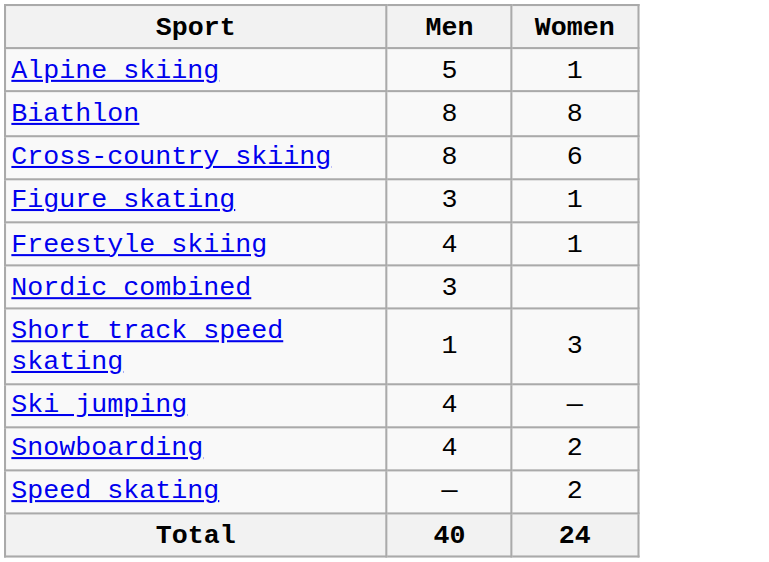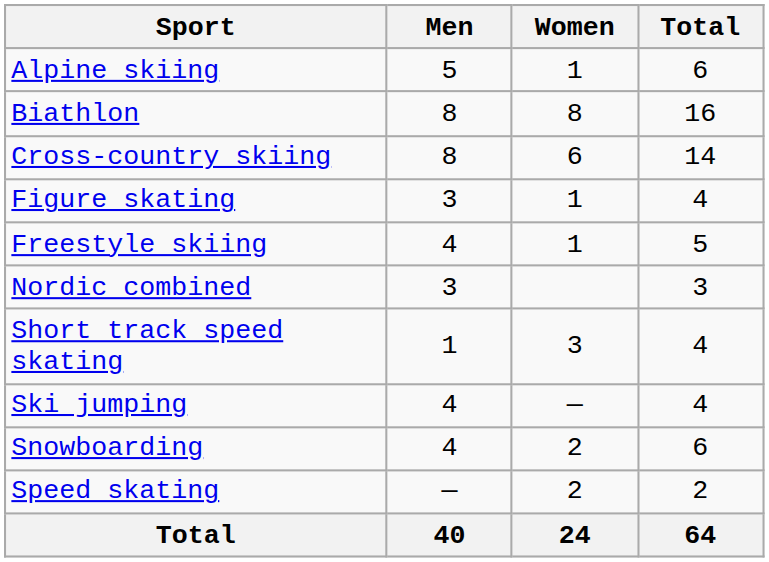+ column: (700, 27)
